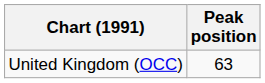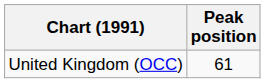(224, 63) 63 -> (224, 63) 61
